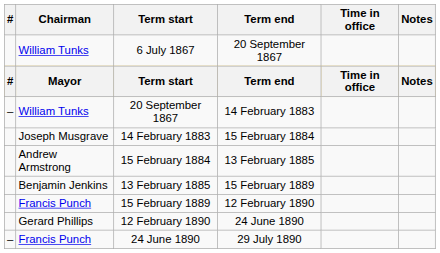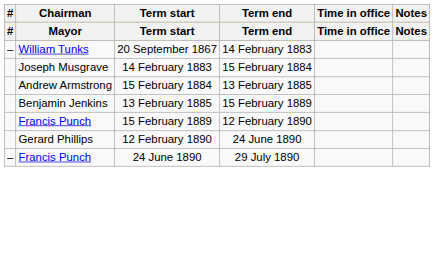- row: (165, 50)
